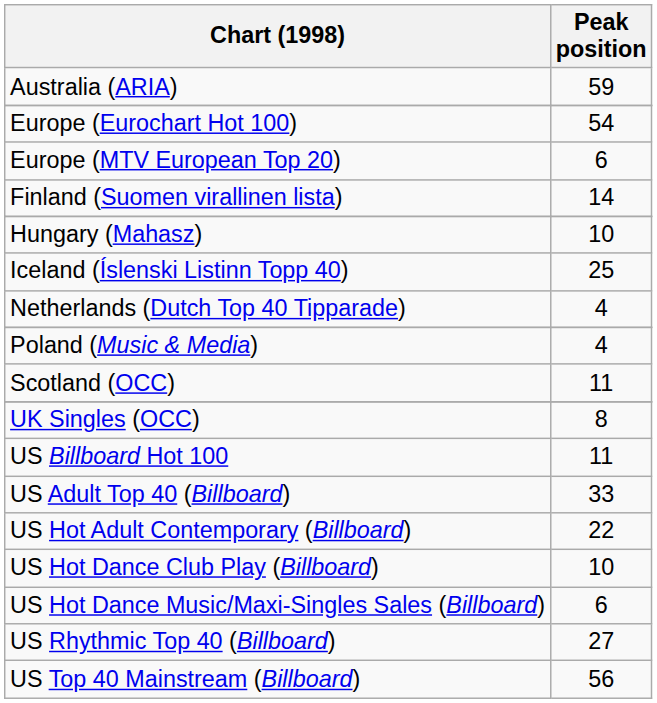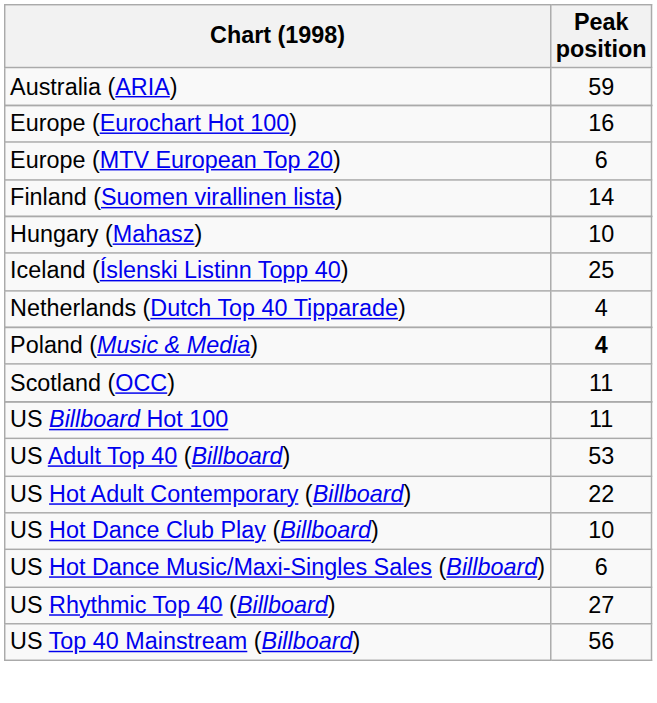(601, 123) 54 -> (601, 123) 16
(601, 345) normal -> (601, 345) bold
- row: (105, 419)
(601, 493) 33 -> (601, 456) 53
